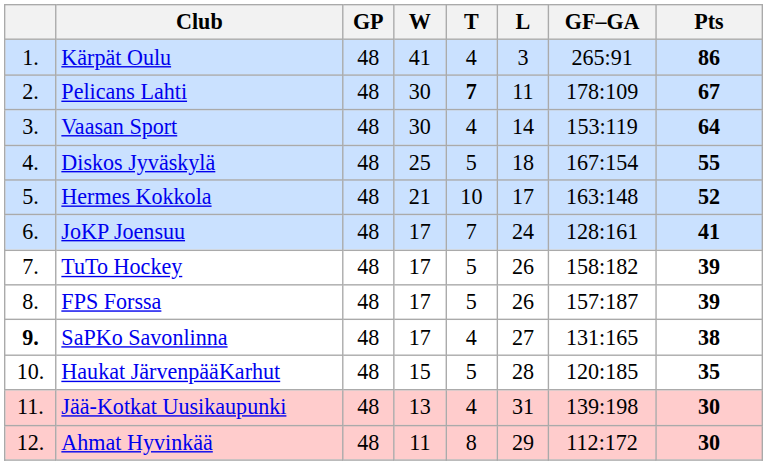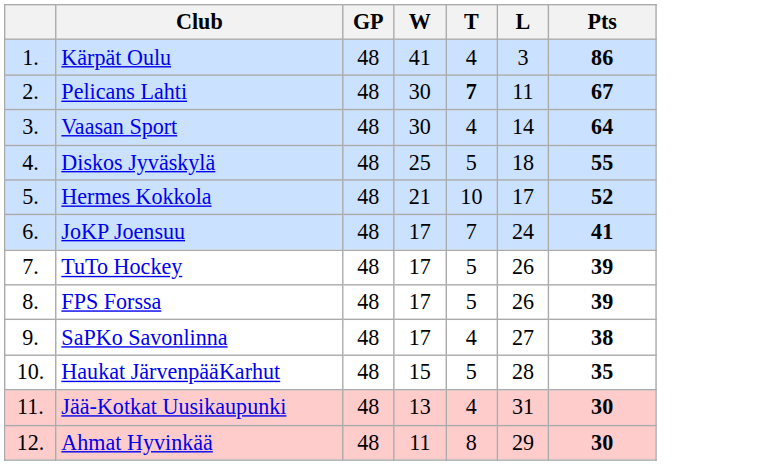- column: (602, 22)
(30, 337) bold -> (30, 337) normal
